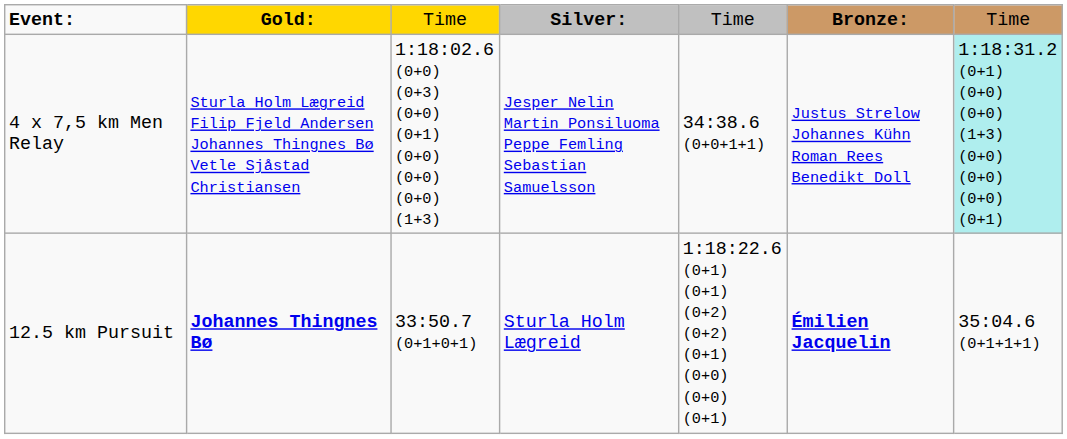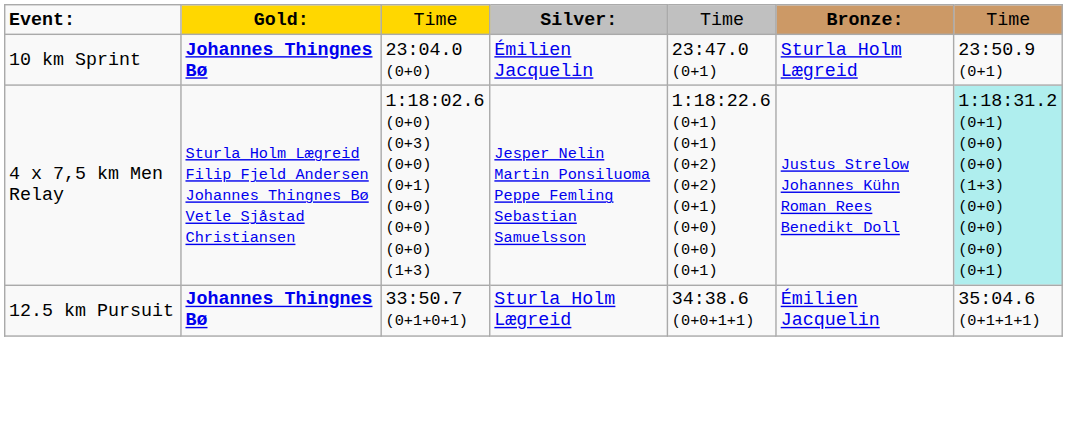+ row: (75, 60)
(724, 133) 34:38.6 (0+0+1+1) -> (721, 184) 1:18:22.6 (0+1) (0+1) (0+2) (0+2) (0+1) (0+0) (0+0) (0+1)
(732, 332) 1:18:22.6 (0+1) (0+1) (0+2) (0+2) (0+1) (0+0) (0+0) (0+1) -> (713, 309) 34:38.6 (0+0+1+1)
(841, 333) bold -> (830, 310) normal
